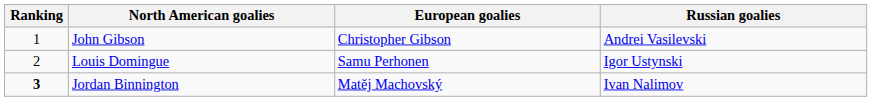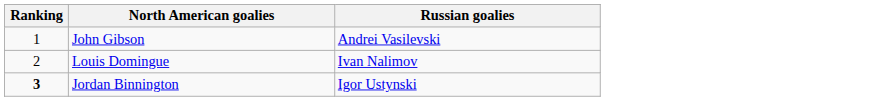- column: (467, 15)
(643, 61) Igor Ustynski -> (378, 61) Ivan Nalimov
(643, 84) Ivan Nalimov -> (377, 84) Igor Ustynski
